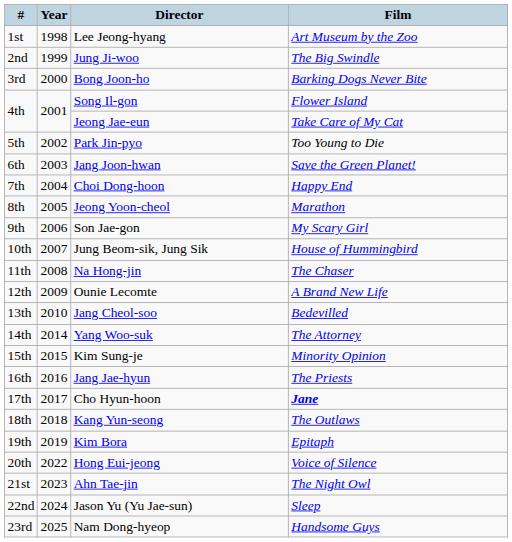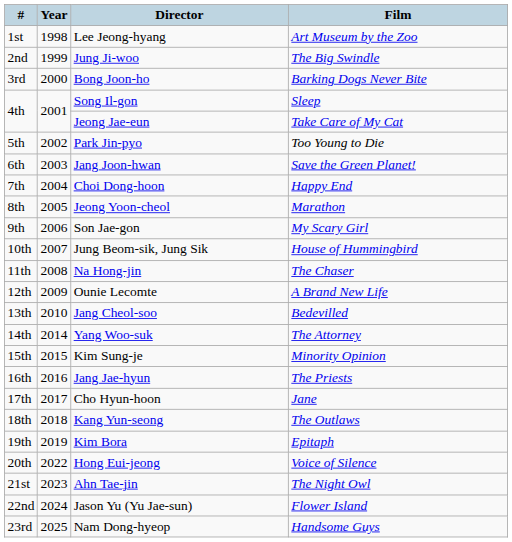(329, 100) Flower Island -> (306, 100) Sleep
(305, 398) bold -> (304, 398) normal
(306, 505) Sleep -> (329, 505) Flower Island
